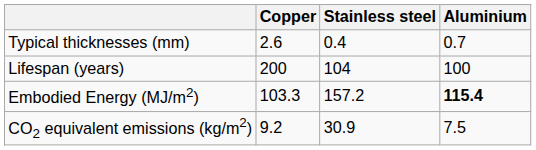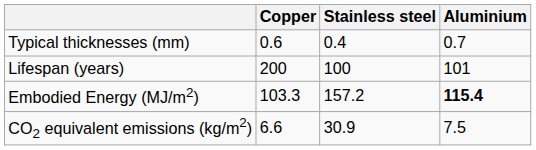(271, 42) 2.6 -> (271, 42) 0.6
(337, 68) 104 -> (337, 68) 100
(457, 68) 100 -> (457, 68) 101
(271, 127) 9.2 -> (271, 127) 6.6
